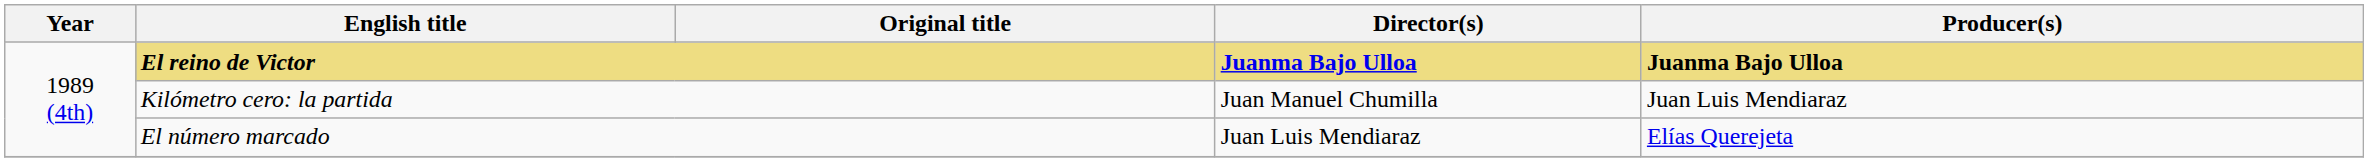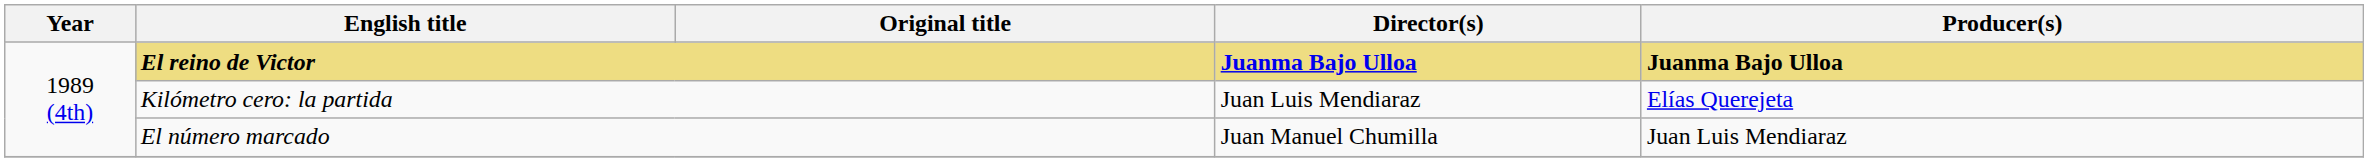(1329, 99) Juan Manuel Chumilla -> (1321, 99) Juan Luis Mendiaraz
(1747, 99) Juan Luis Mendiaraz -> (1720, 99) Elías Querejeta
(1321, 136) Juan Luis Mendiaraz -> (1329, 136) Juan Manuel Chumilla
(1720, 136) Elías Querejeta -> (1747, 136) Juan Luis Mendiaraz
